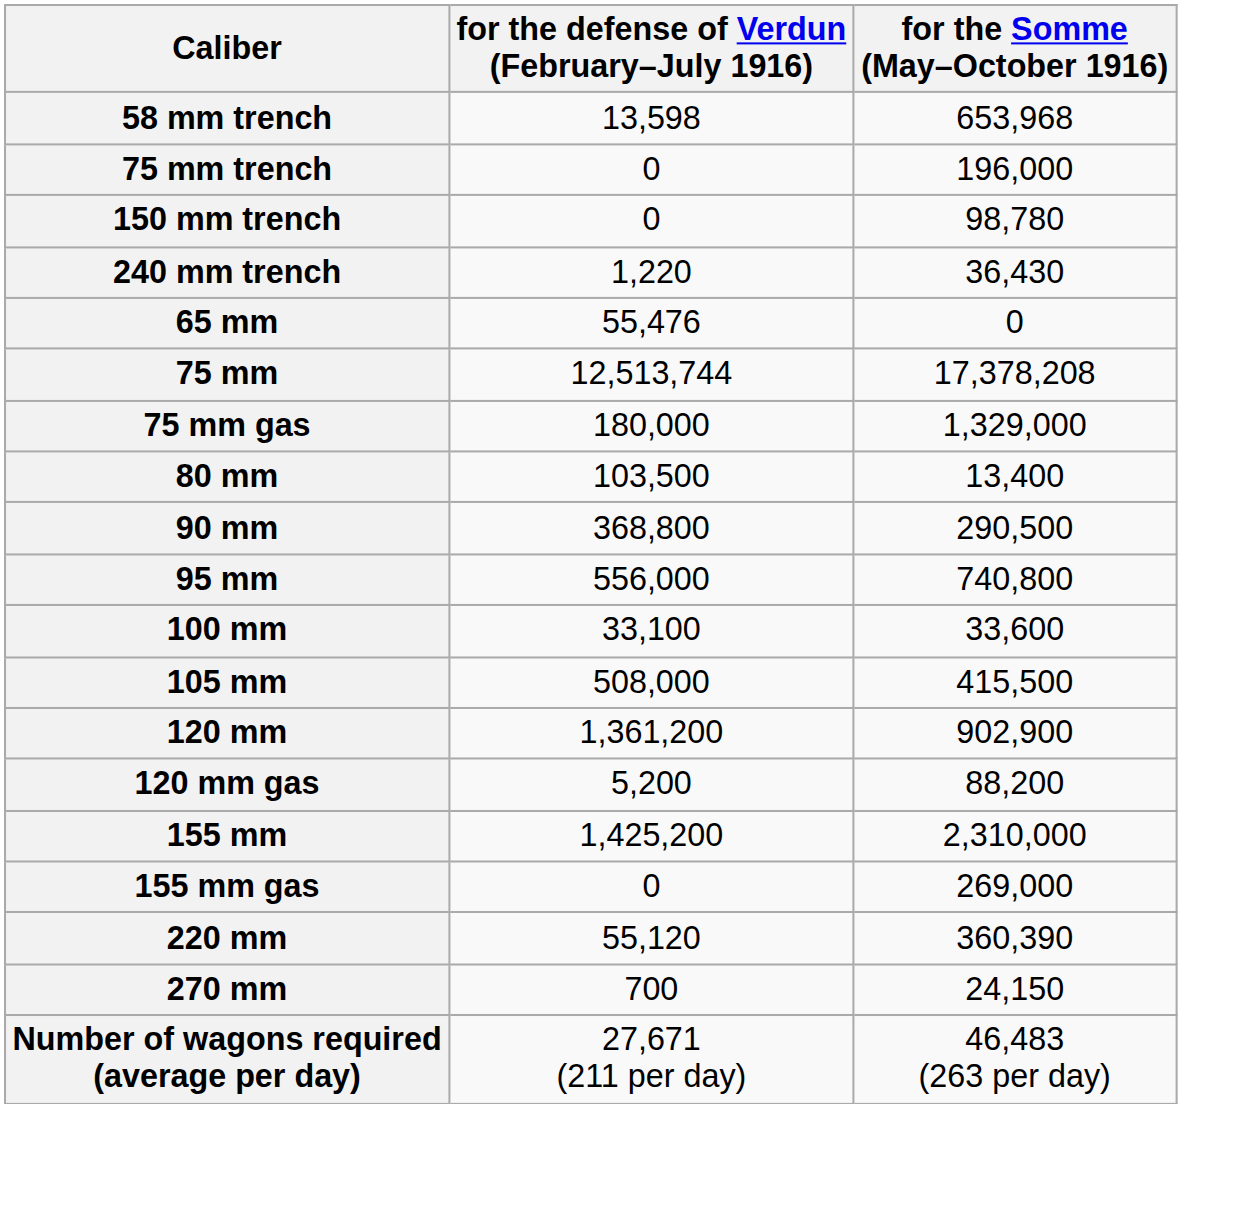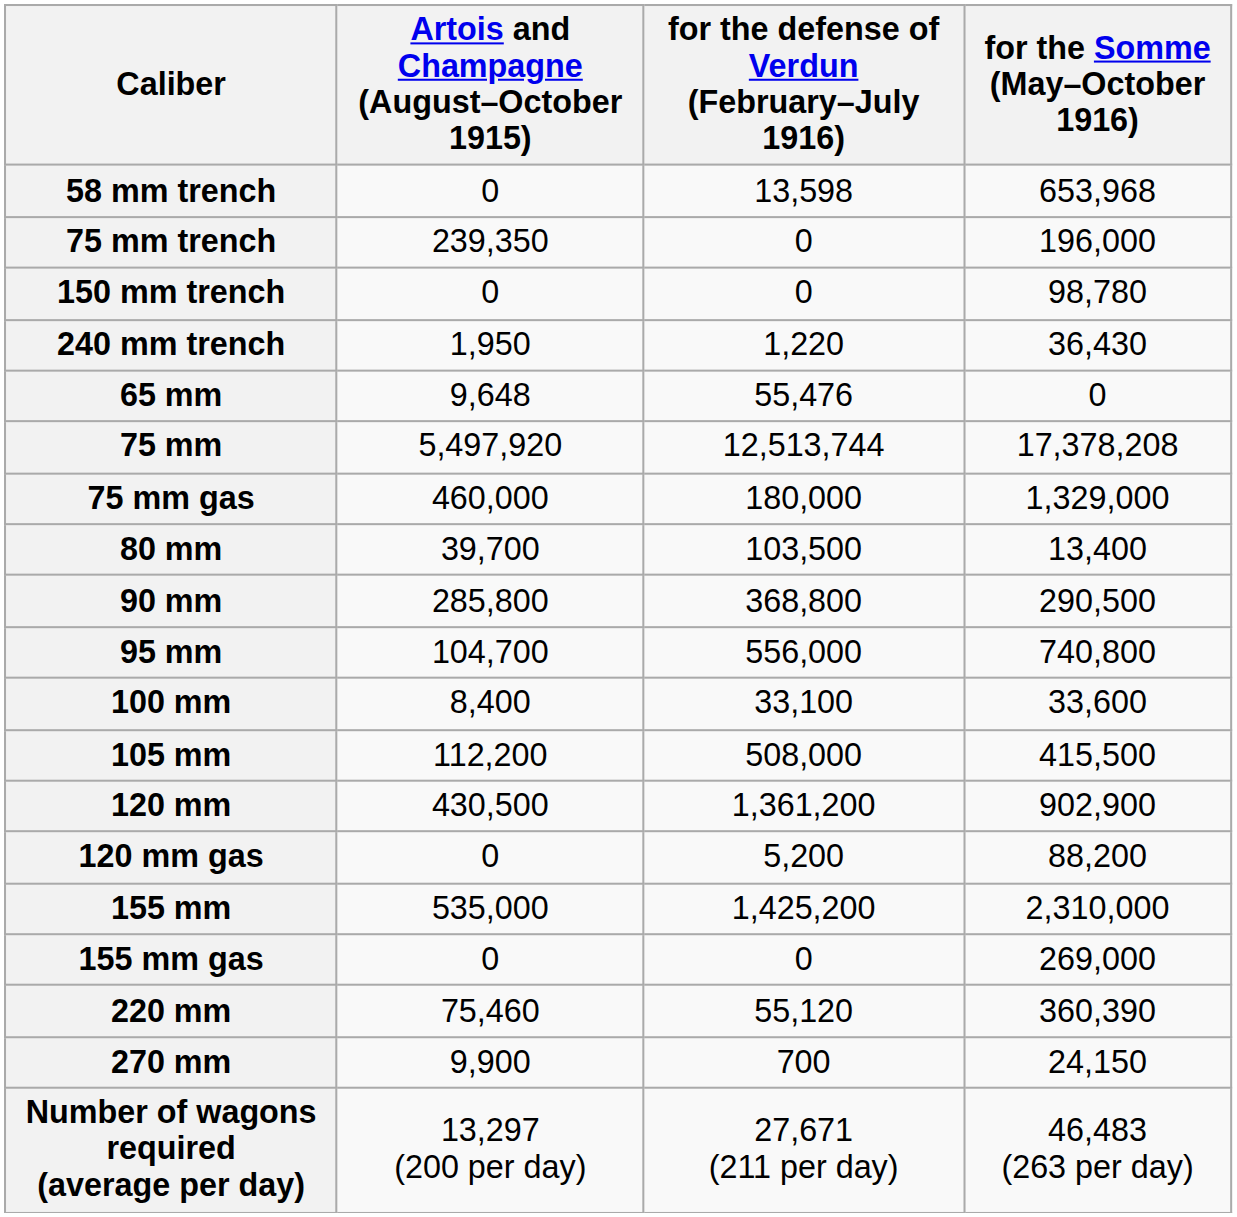+ column: (490, 84)
